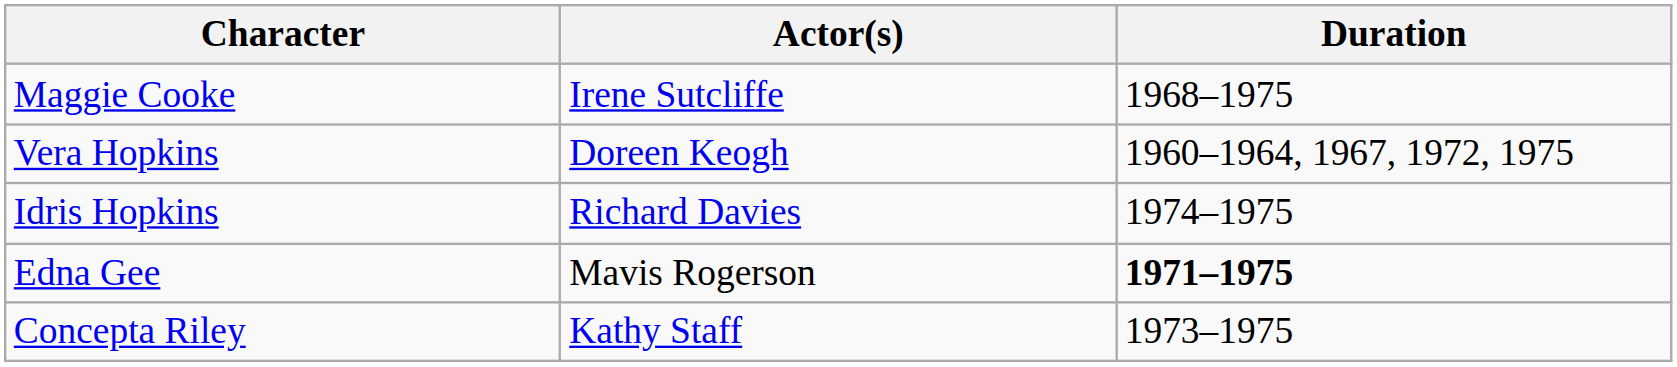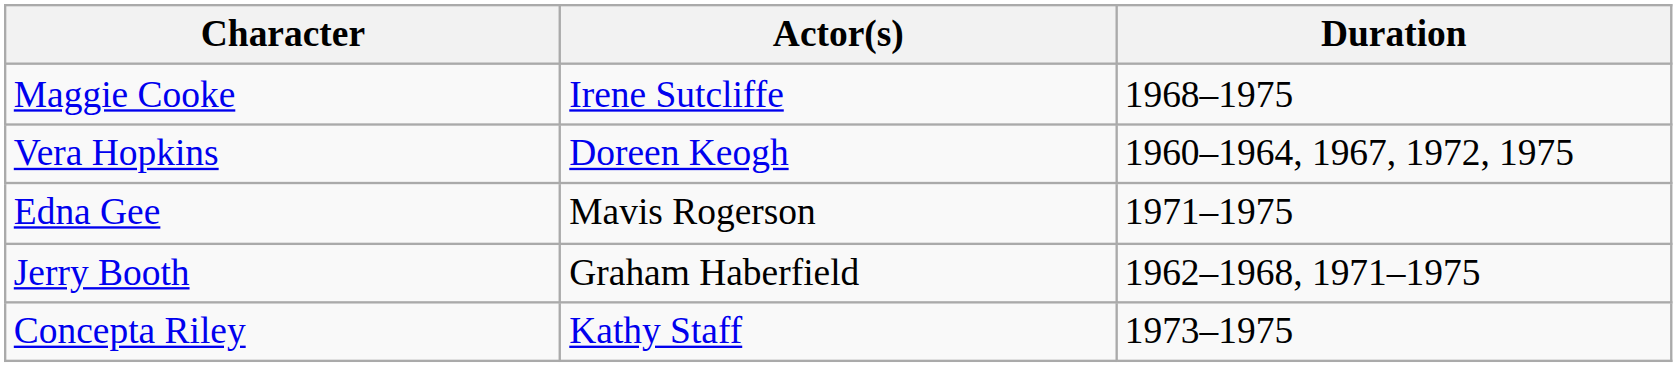- row: (116, 212)
(1209, 271) bold -> (1209, 212) normal
+ row: (102, 271)
